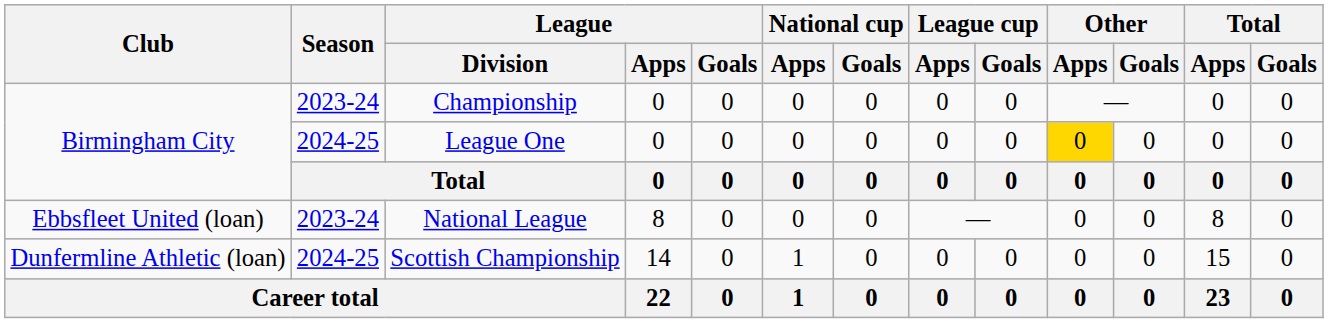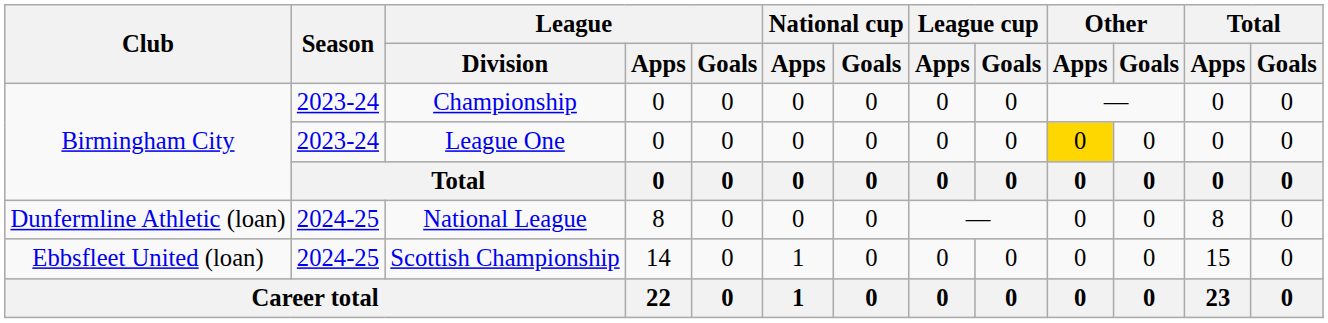(338, 141) 2024-25 -> (338, 141) 2023-24
(148, 219) Ebbsfleet United (loan) -> (148, 219) Dunfermline Athletic (loan)
(338, 219) 2023-24 -> (338, 219) 2024-25
(148, 258) Dunfermline Athletic (loan) -> (148, 258) Ebbsfleet United (loan)
